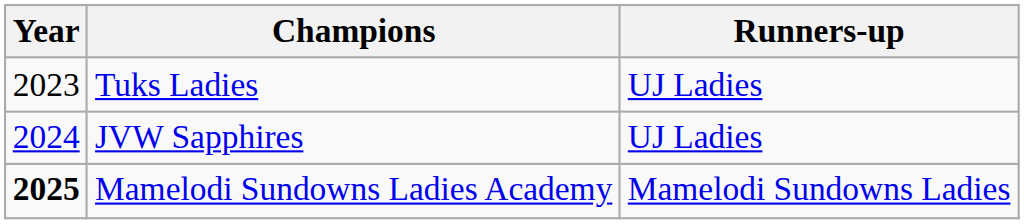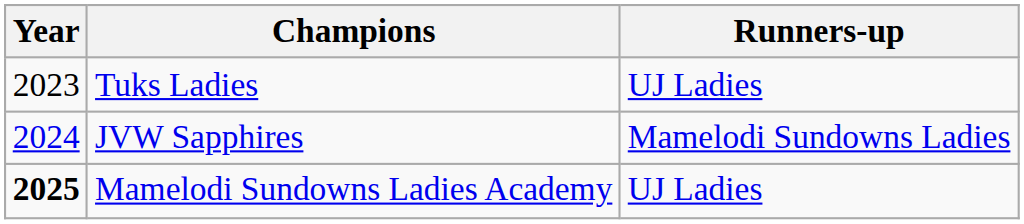(695, 137) UJ Ladies -> (819, 137) Mamelodi Sundowns Ladies
(819, 190) Mamelodi Sundowns Ladies -> (695, 190) UJ Ladies
